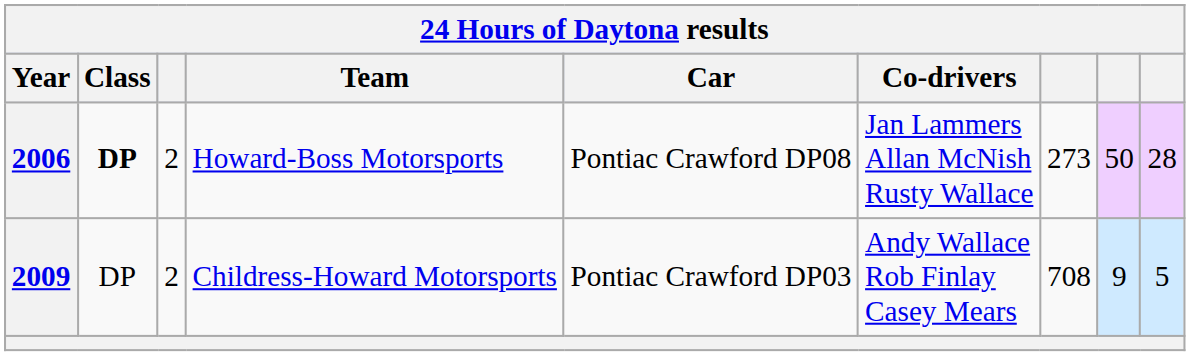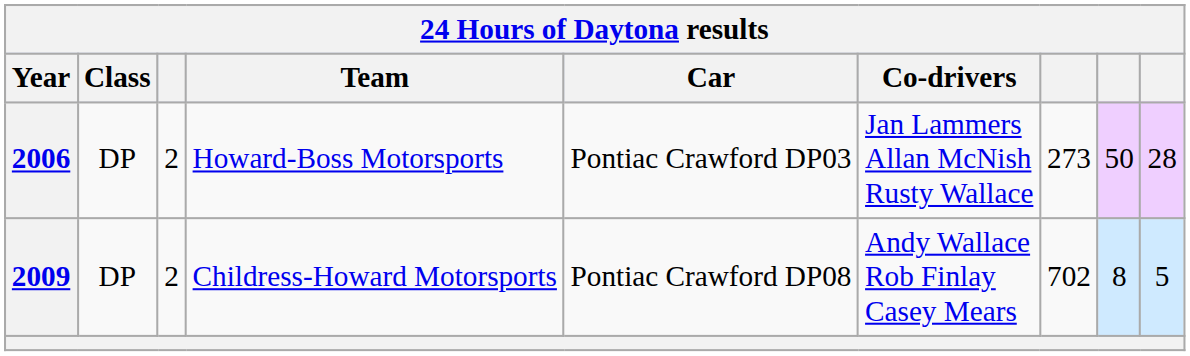(117, 159) bold -> (117, 159) normal
(711, 159) Pontiac Crawford DP08 -> (711, 159) Pontiac Crawford DP03
(711, 277) Pontiac Crawford DP03 -> (711, 277) Pontiac Crawford DP08
(1069, 277) 708 -> (1069, 277) 702
(1119, 277) 9 -> (1119, 277) 8
